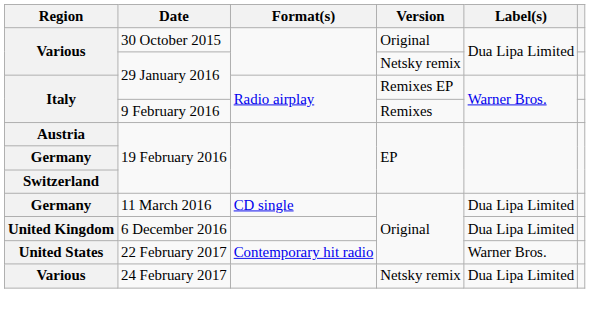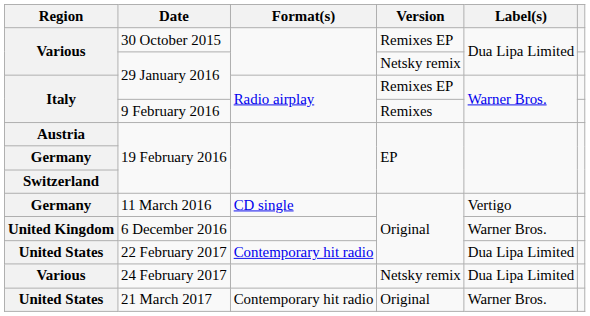(405, 39) Original -> (417, 39) Remixes EP
(521, 205) Dua Lipa Limited -> (490, 205) Vertigo
(521, 228) Dua Lipa Limited -> (507, 228) Warner Bros.
(507, 252) Warner Bros. -> (521, 252) Dua Lipa Limited
+ row: (61, 299)
